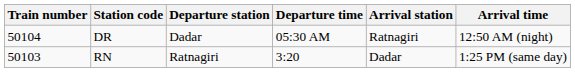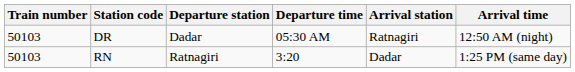(24, 36) 50104 -> (24, 36) 50103
